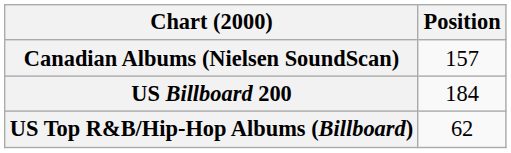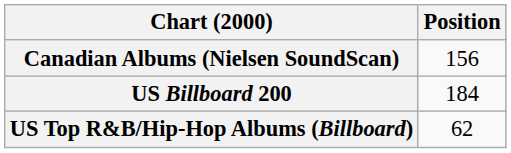(462, 57) 157 -> (462, 57) 156
